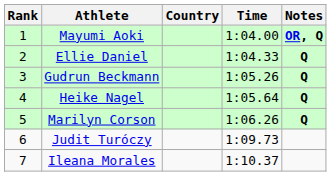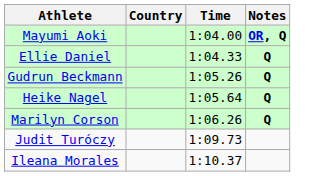- column: (23, 15)
